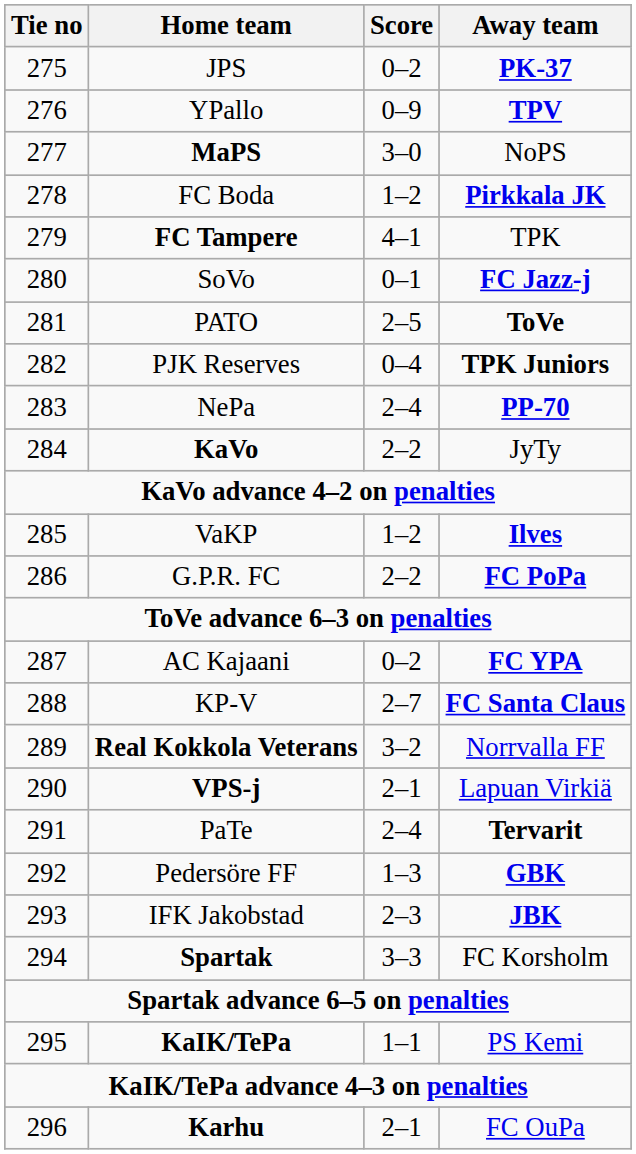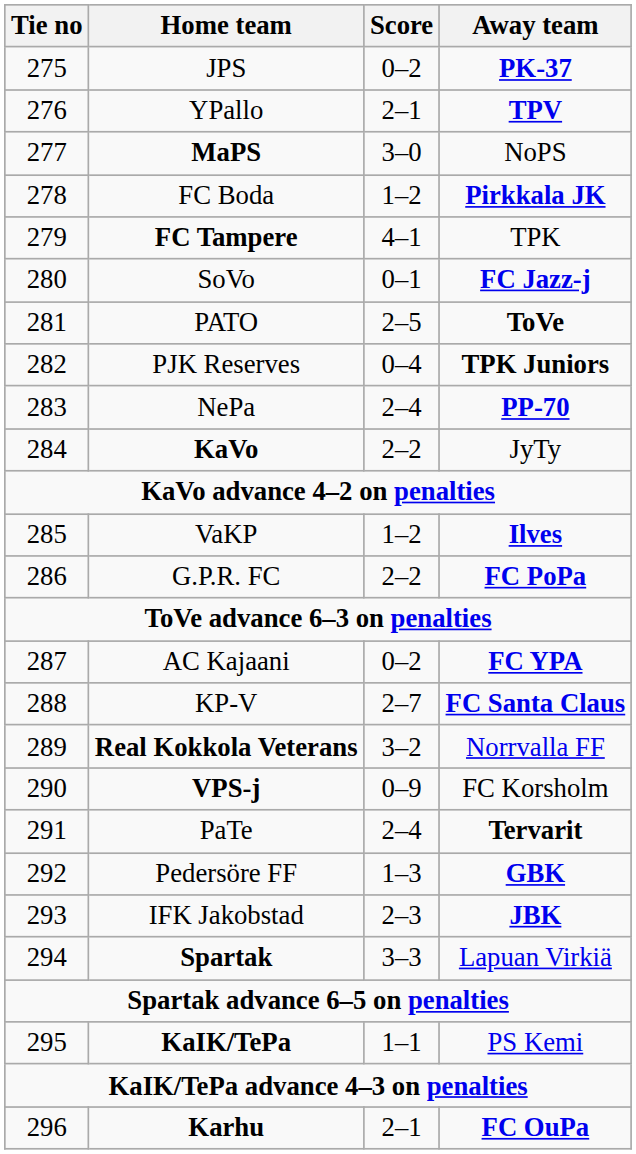(402, 110) 0–9 -> (402, 110) 2–1
(402, 788) 2–1 -> (402, 788) 0–9
(535, 788) Lapuan Virkiä -> (535, 788) FC Korsholm
(535, 957) FC Korsholm -> (535, 957) Lapuan Virkiä
(535, 1127) normal -> (535, 1127) bold
